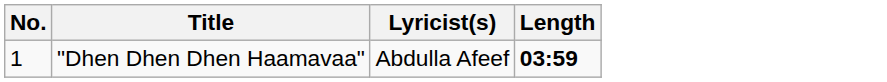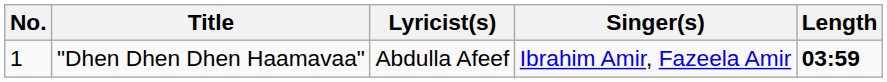+ column: (656, 22)
